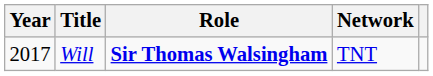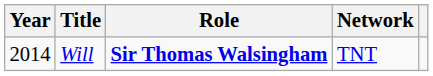(30, 53) 2017 -> (30, 53) 2014
